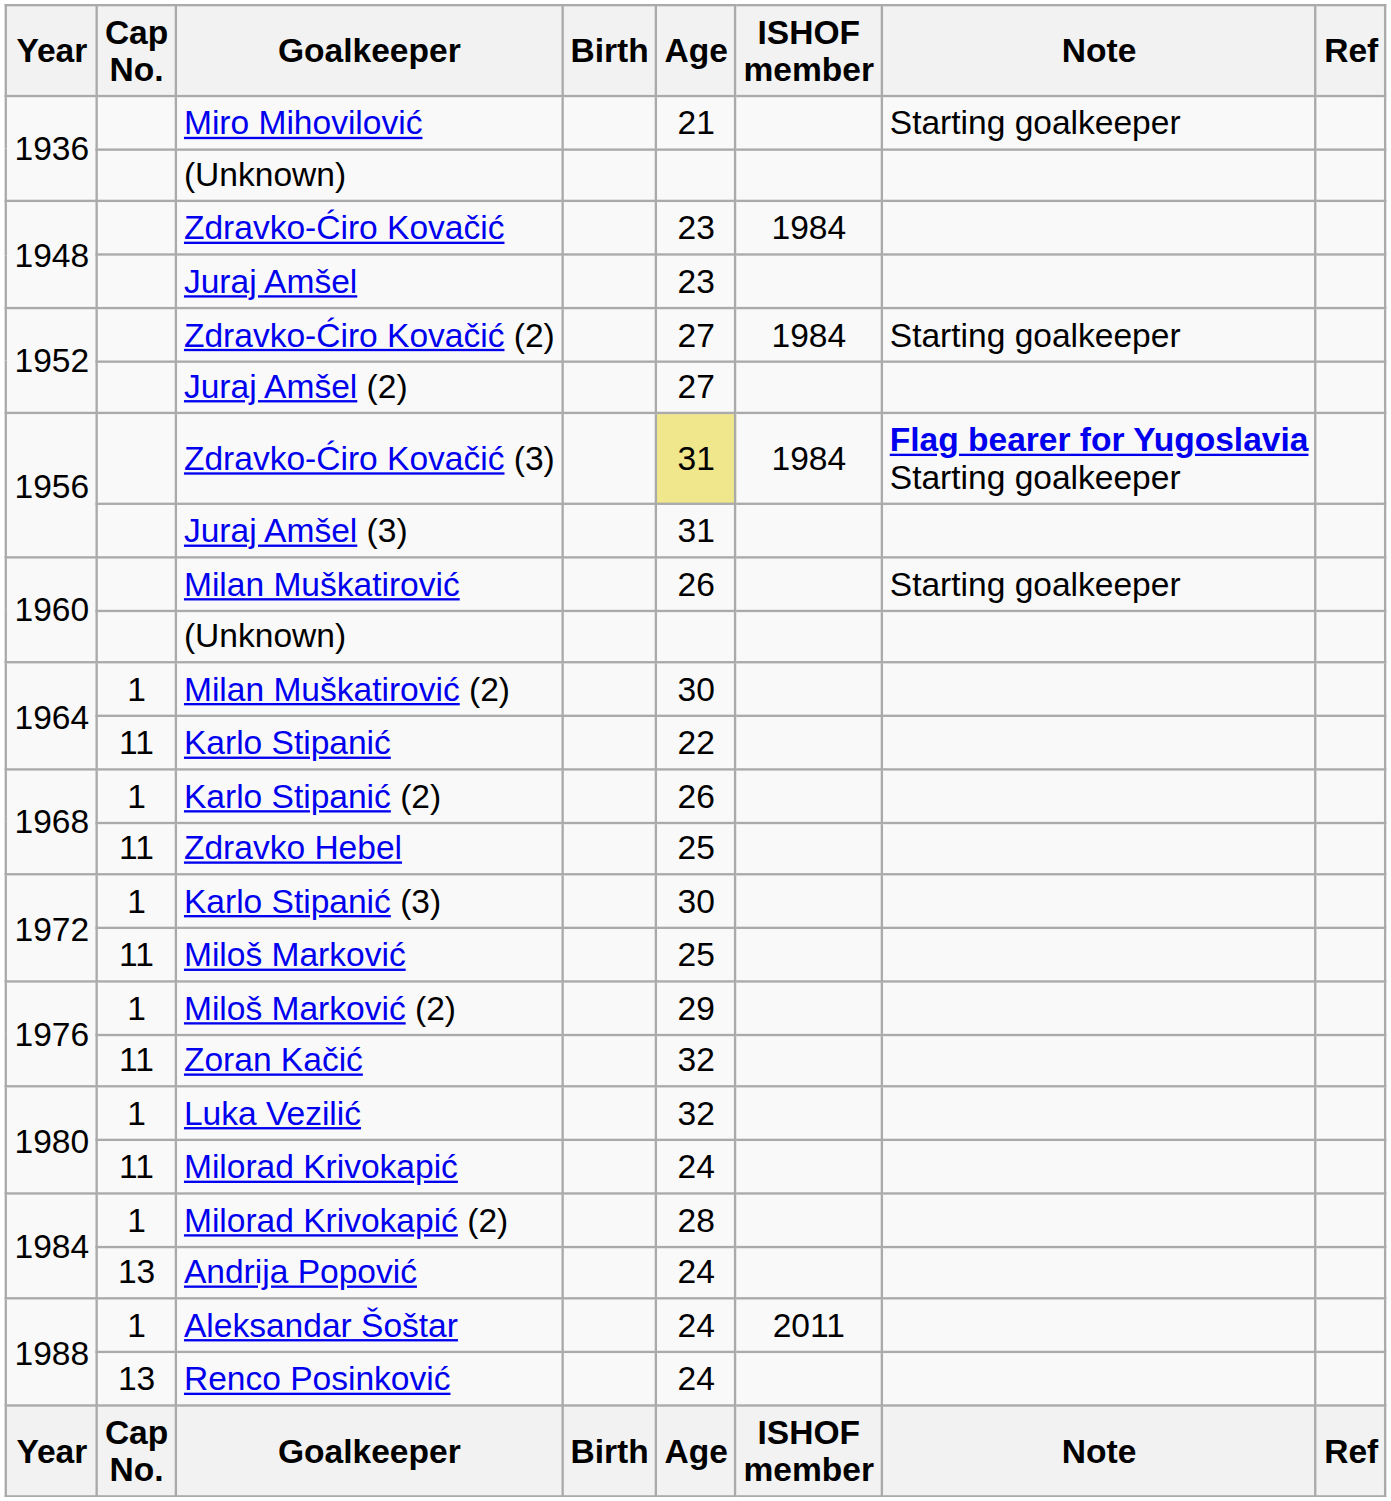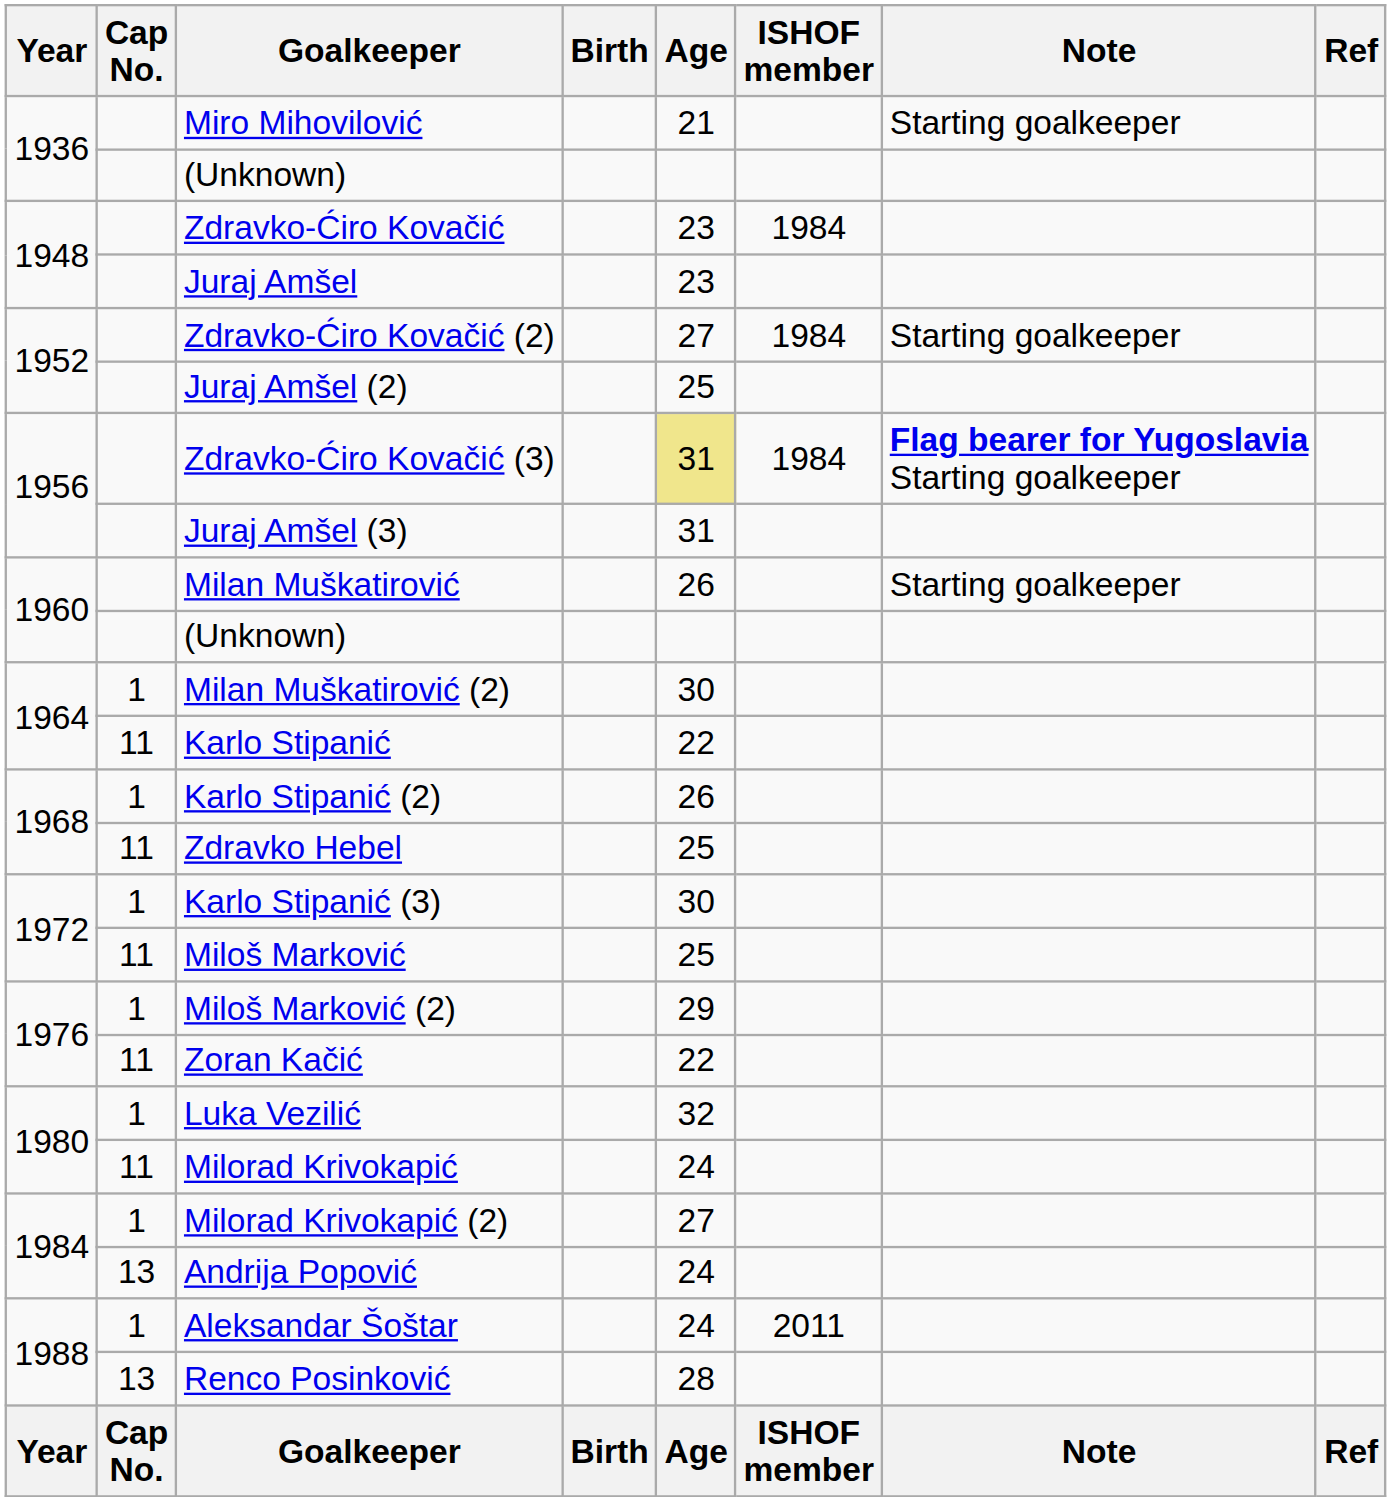(696, 387) 27 -> (696, 387) 25
(696, 1061) 32 -> (696, 1061) 22
(696, 1220) 28 -> (696, 1220) 27
(696, 1379) 24 -> (696, 1379) 28
